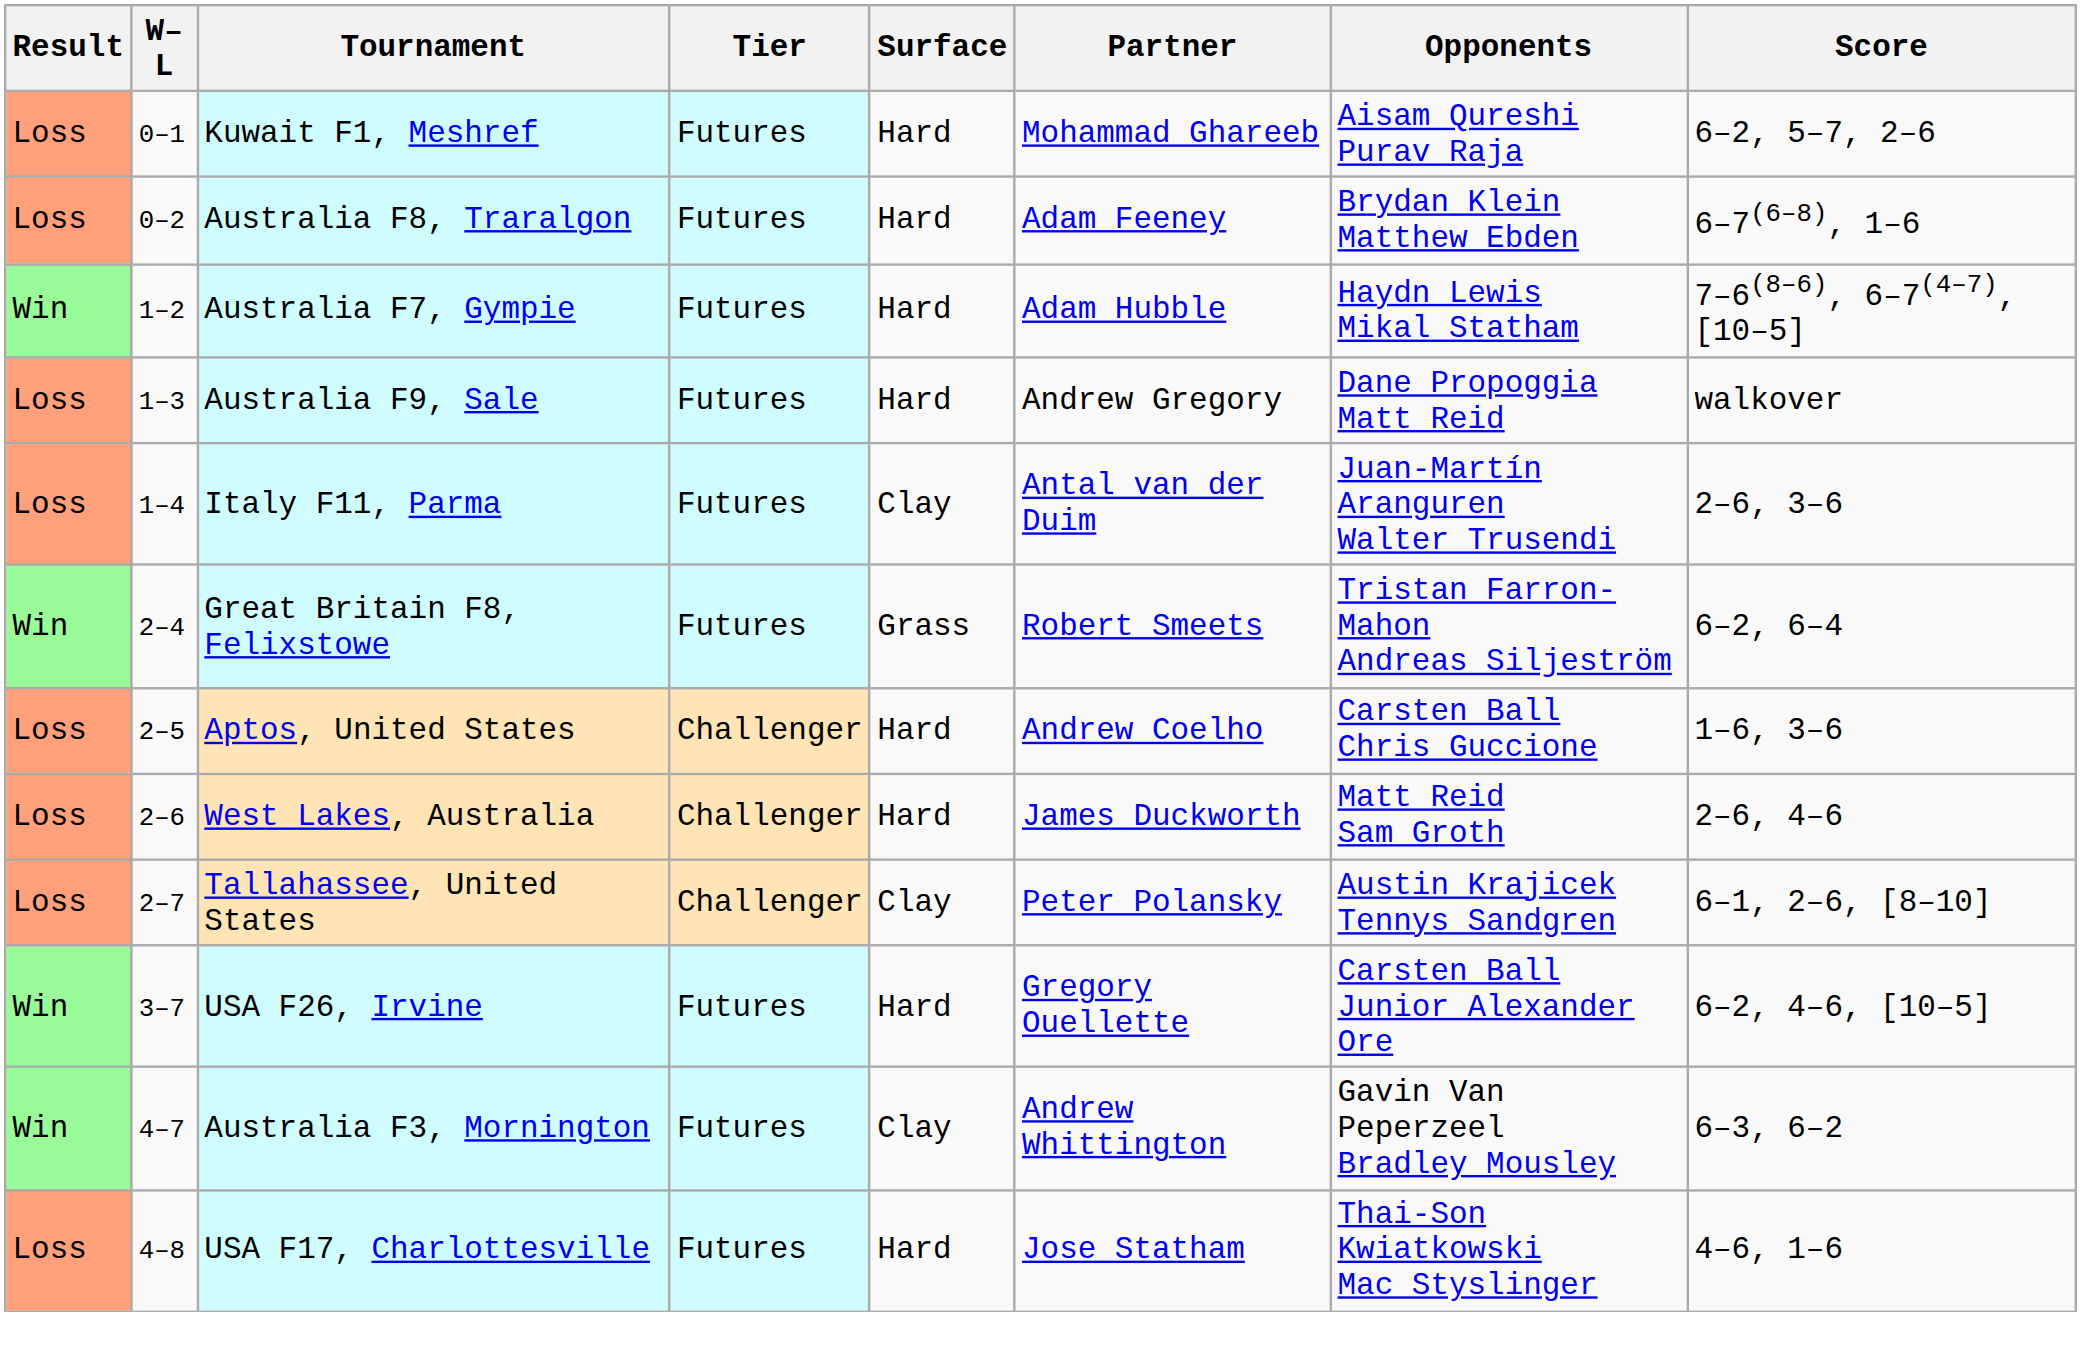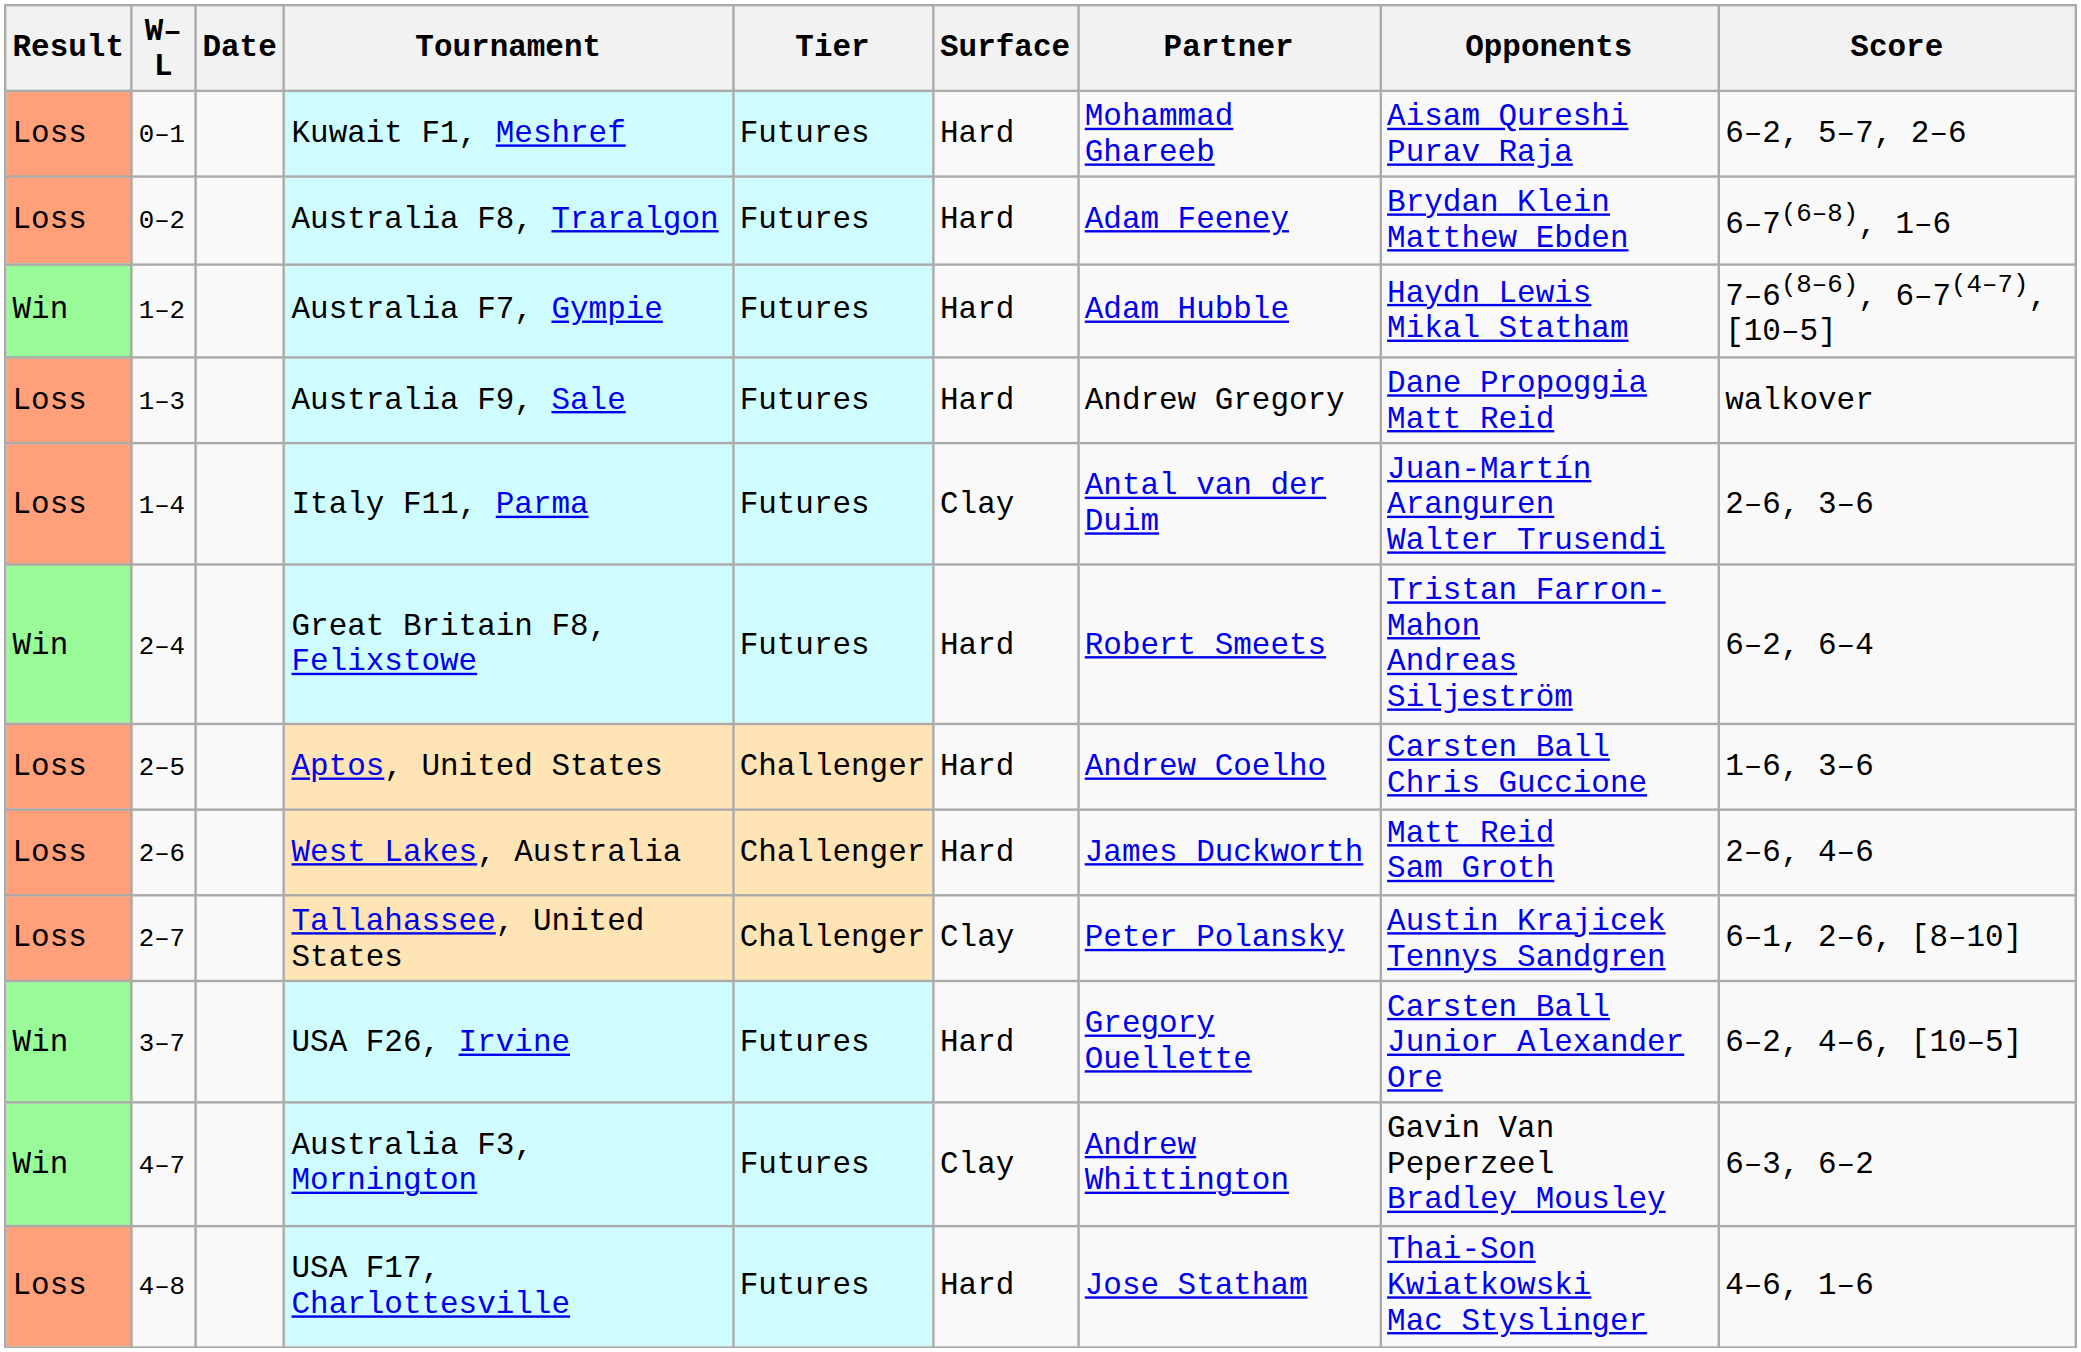+ column: (240, 48)
(924, 626) Grass -> (977, 644) Hard
